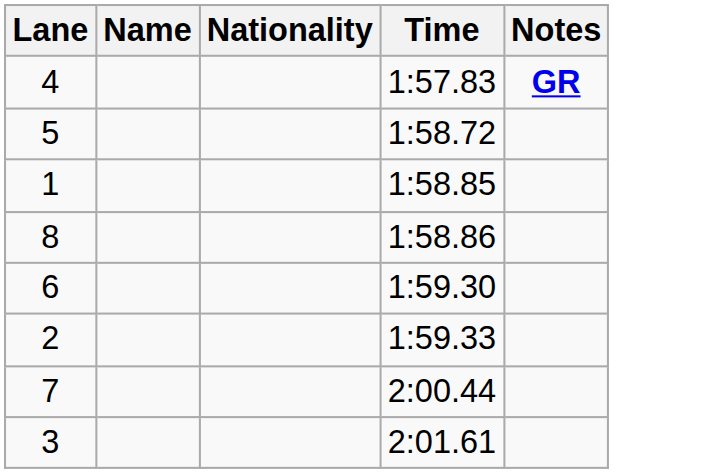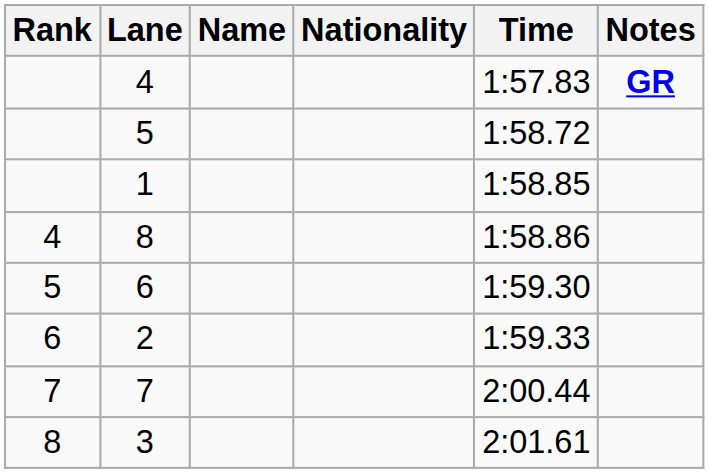+ column: (52, 30)
